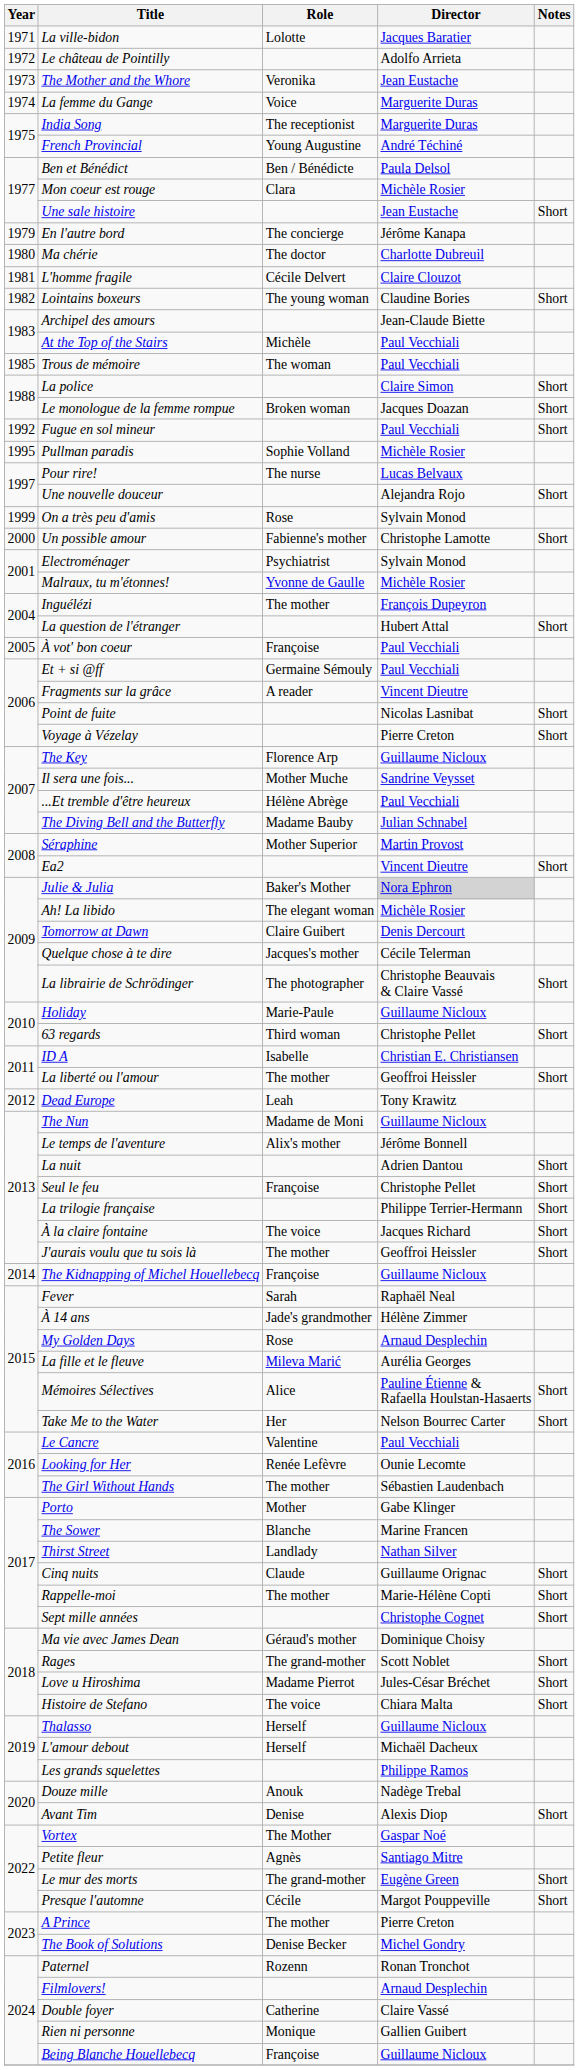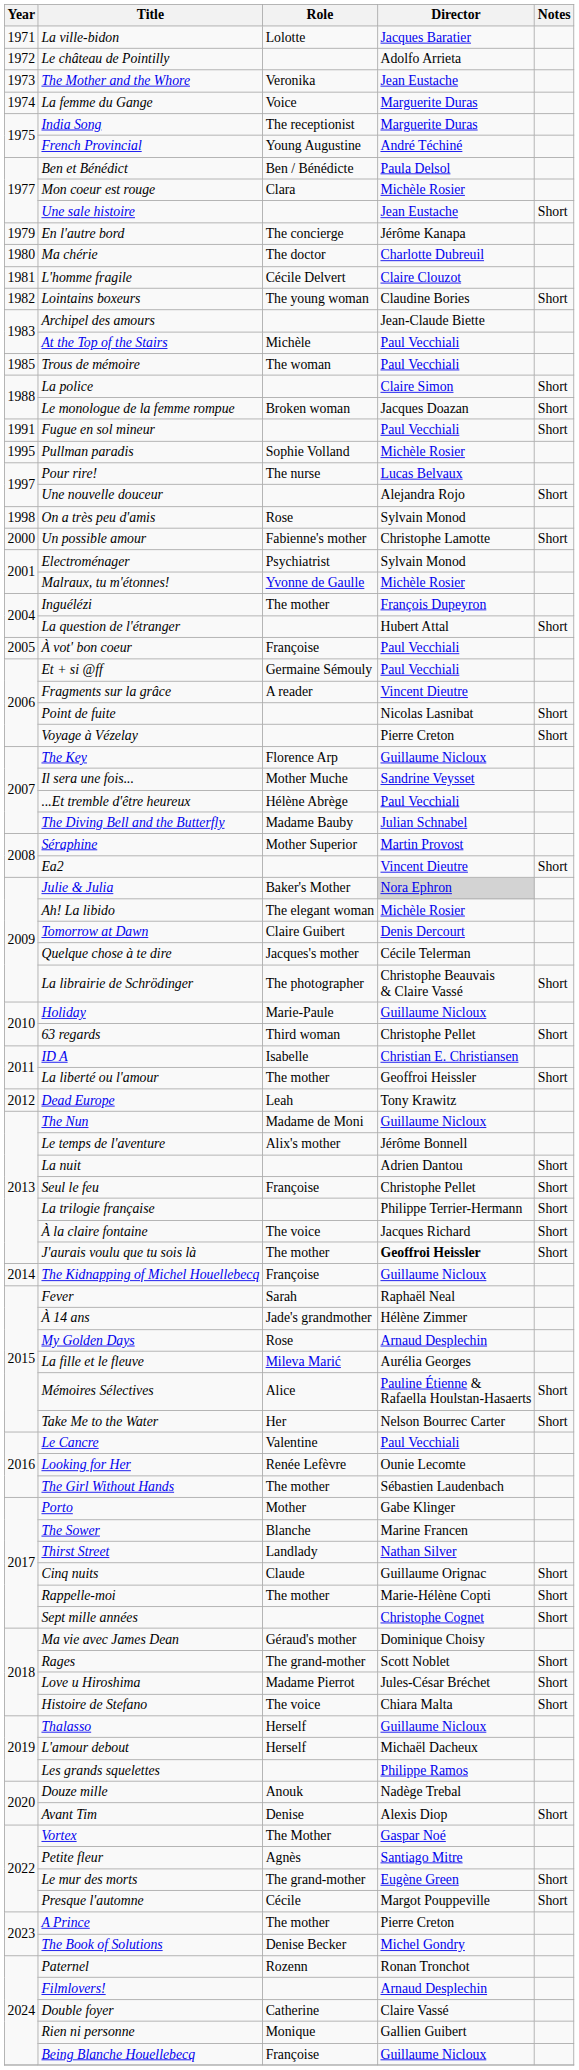(21, 430) 1992 -> (21, 430) 1991
(21, 517) 1999 -> (21, 517) 1998
(428, 1252) normal -> (431, 1252) bold
